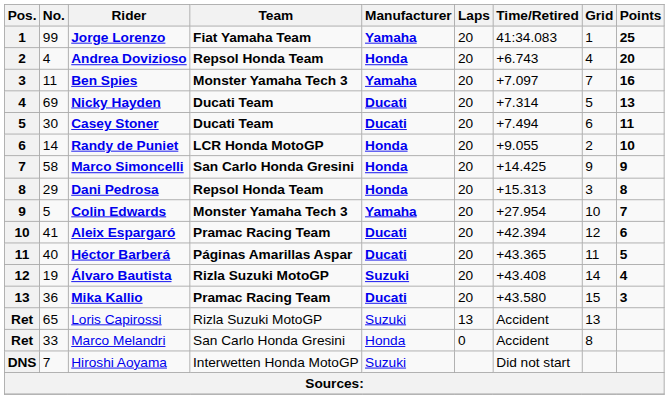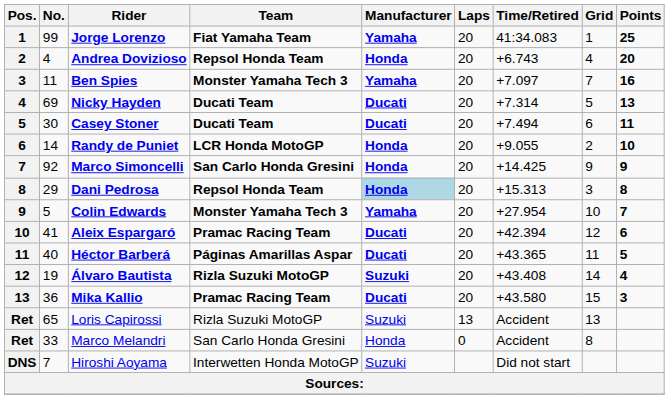(50, 167) 58 -> (50, 167) 92
(386, 189) no background -> (386, 189) lightblue background
